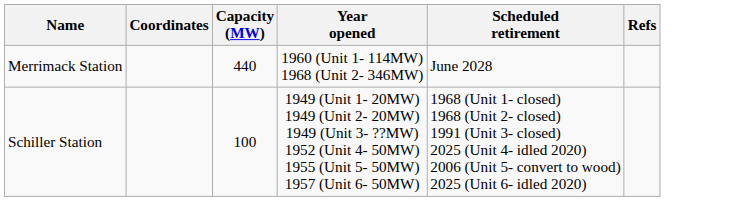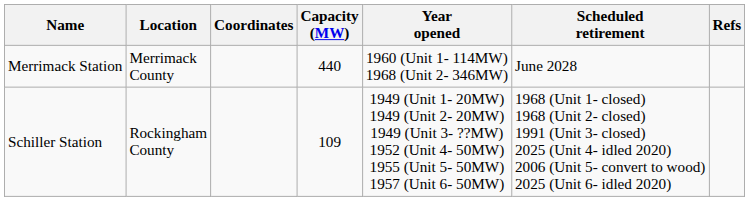+ column: (168, 25)
(245, 141) 100 -> (330, 141) 109
